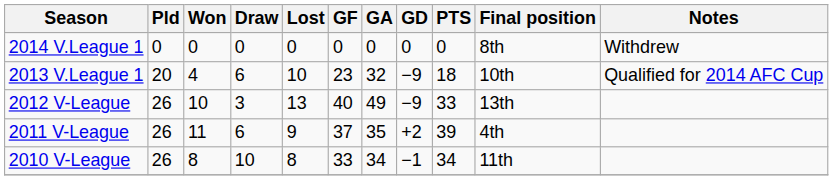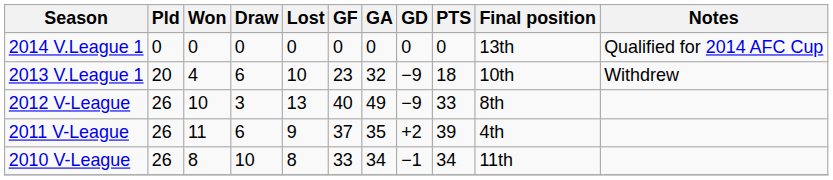(492, 47) 8th -> (497, 47) 13th
(642, 47) Withdrew -> (714, 47) Qualified for 2014 AFC Cup
(714, 75) Qualified for 2014 AFC Cup -> (642, 75) Withdrew
(497, 103) 13th -> (492, 103) 8th
